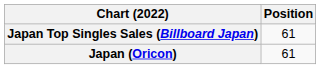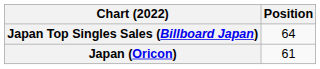(288, 34) 61 -> (288, 34) 64
